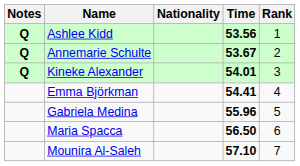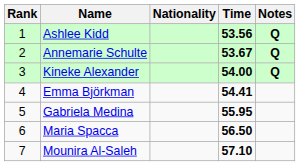columns swapped: (277, 14) <-> (24, 14)
(241, 72) 54.01 -> (237, 72) 54.00
(241, 111) 55.96 -> (237, 111) 55.95
